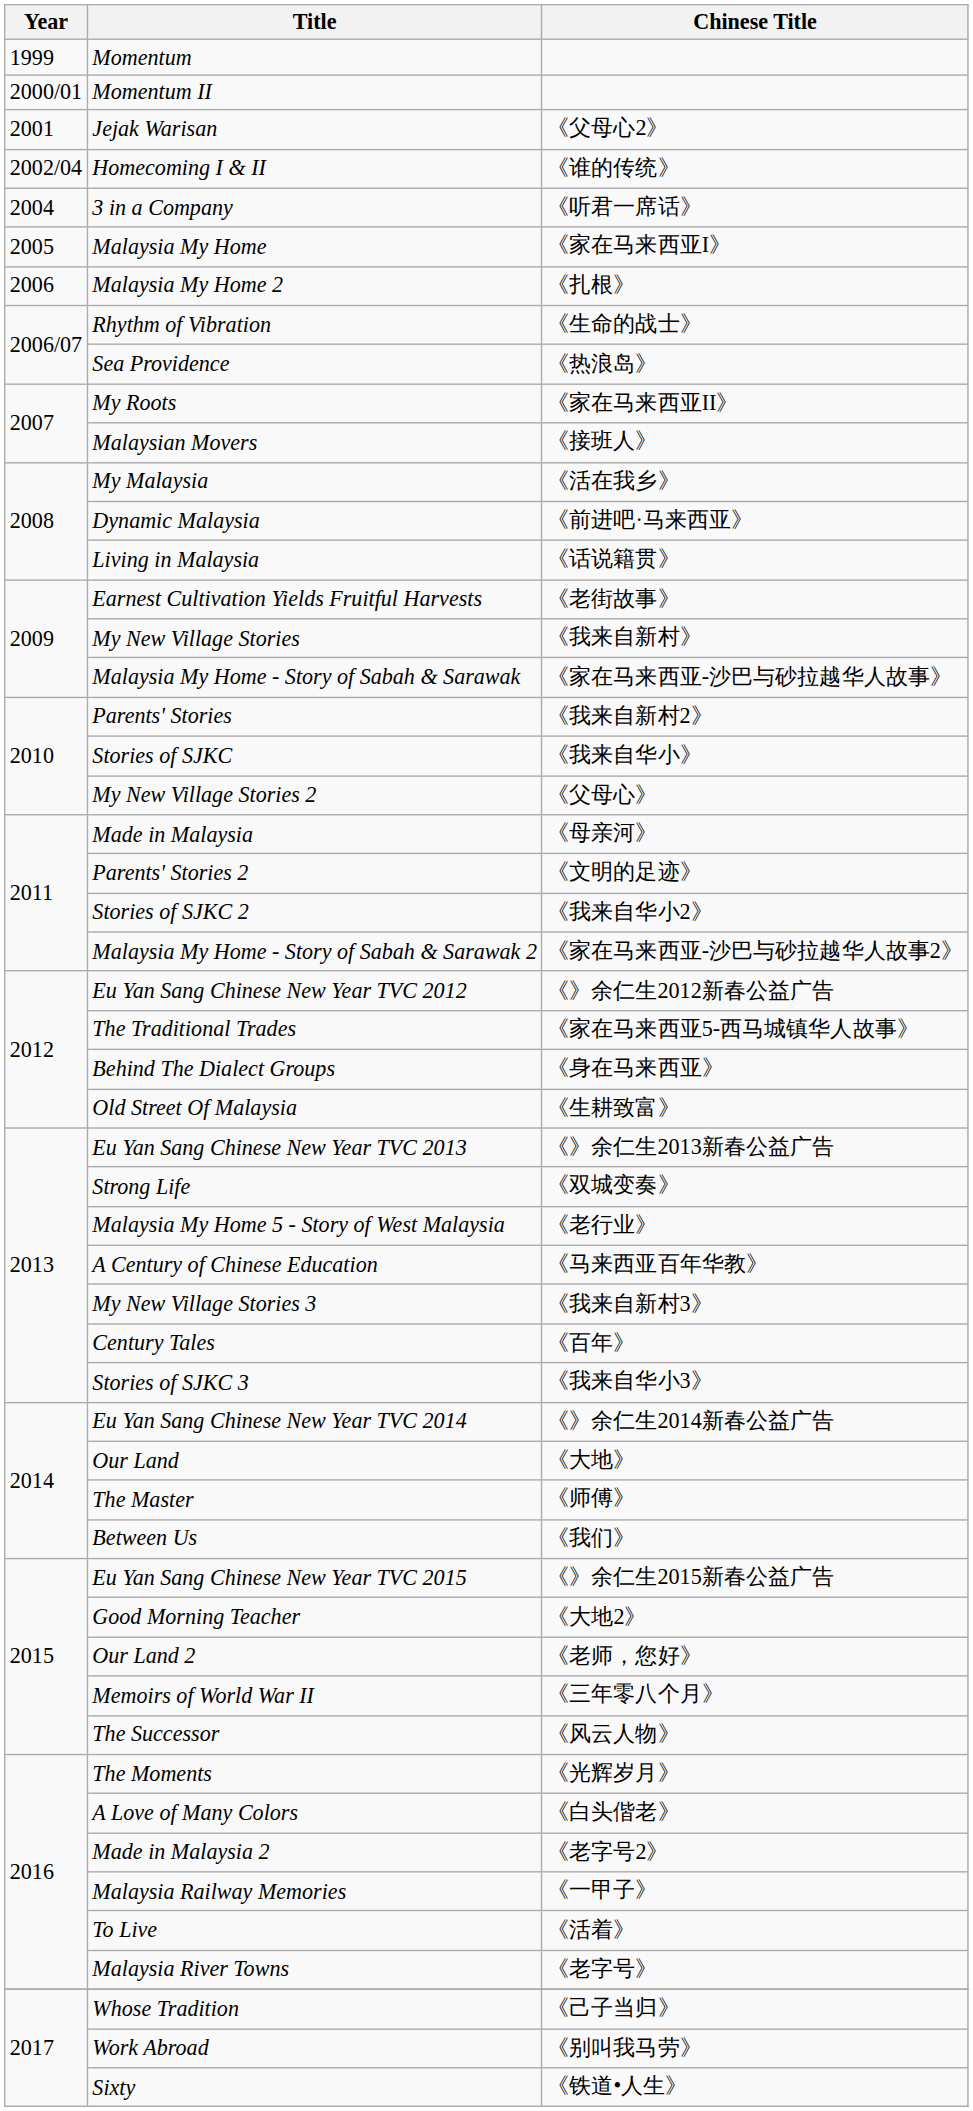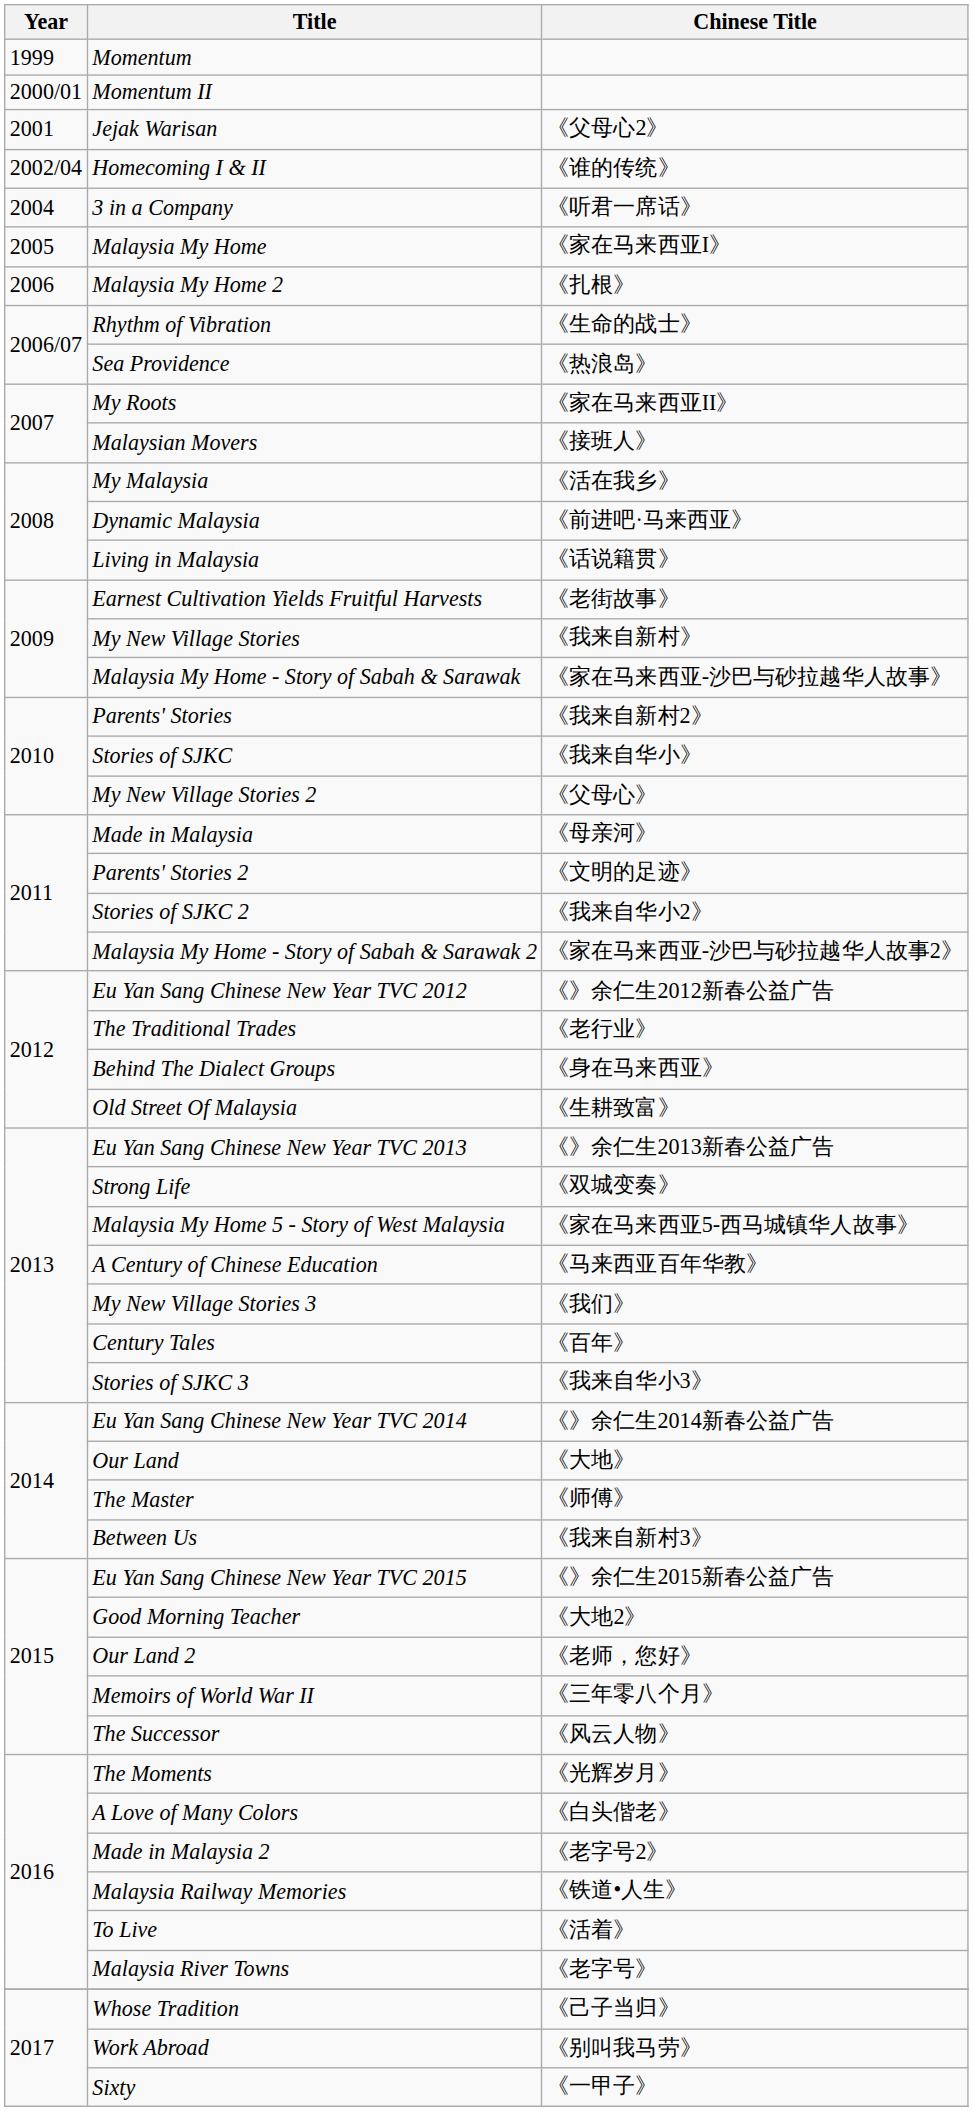(733, 1029) 《家在马来西亚5-西马城镇华人故事》 -> (602, 1029) 《老行业》
(602, 1224) 《老行业》 -> (733, 1224) 《家在马来西亚5-西马城镇华人故事》
(630, 1303) 《我来自新村3》 -> (591, 1303) 《我们》
(591, 1538) 《我们》 -> (630, 1538) 《我来自新村3》
(602, 1890) 《一甲子》 -> (617, 1890) 《铁道•人生》
(617, 2086) 《铁道•人生》 -> (602, 2086) 《一甲子》
